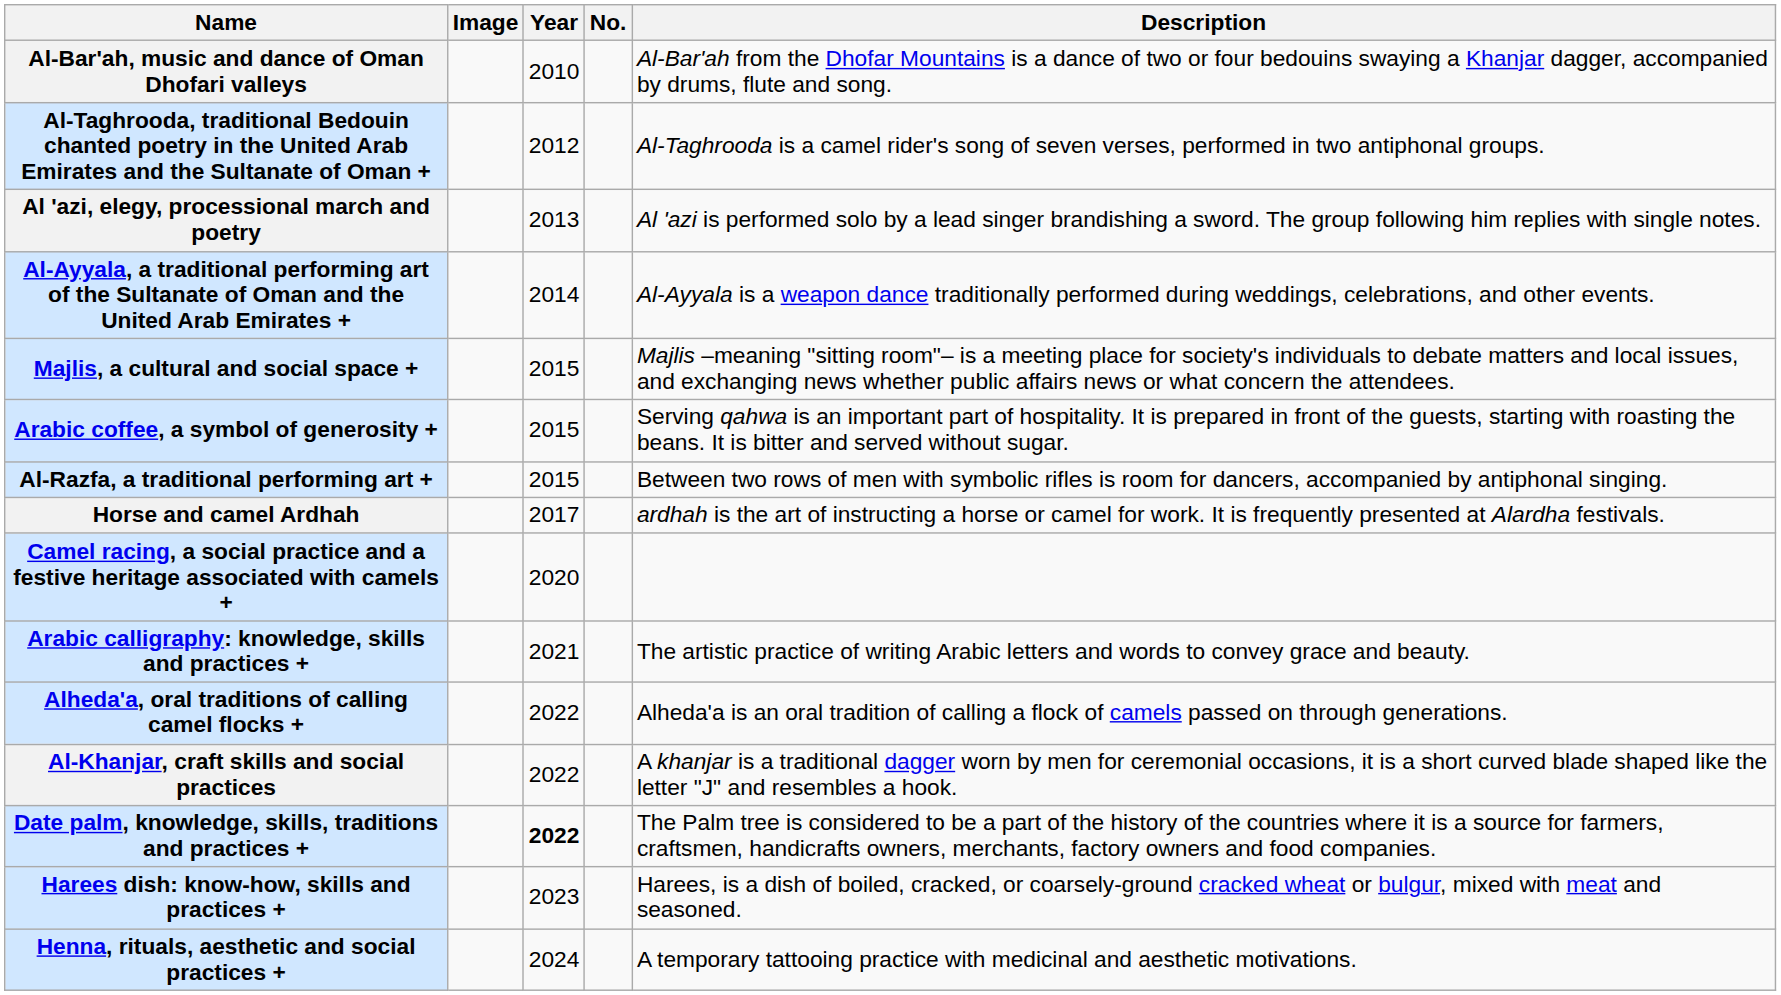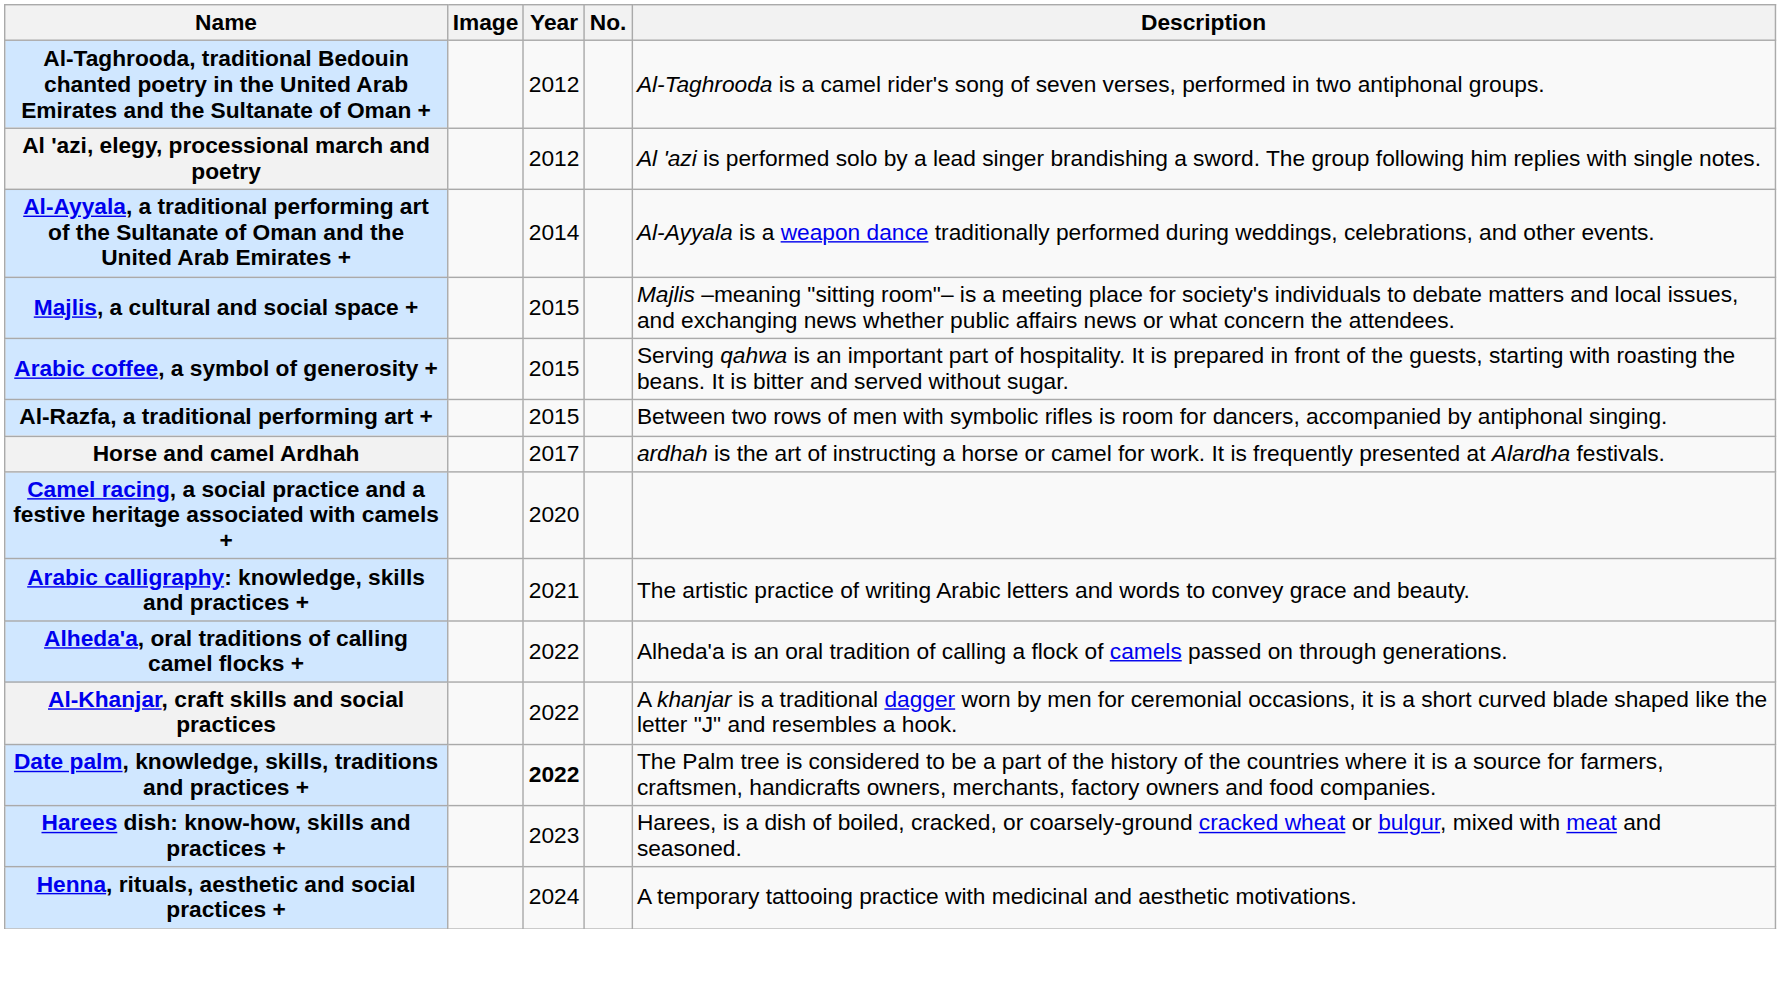- row: (226, 71)
(554, 220) 2013 -> (554, 158) 2012
